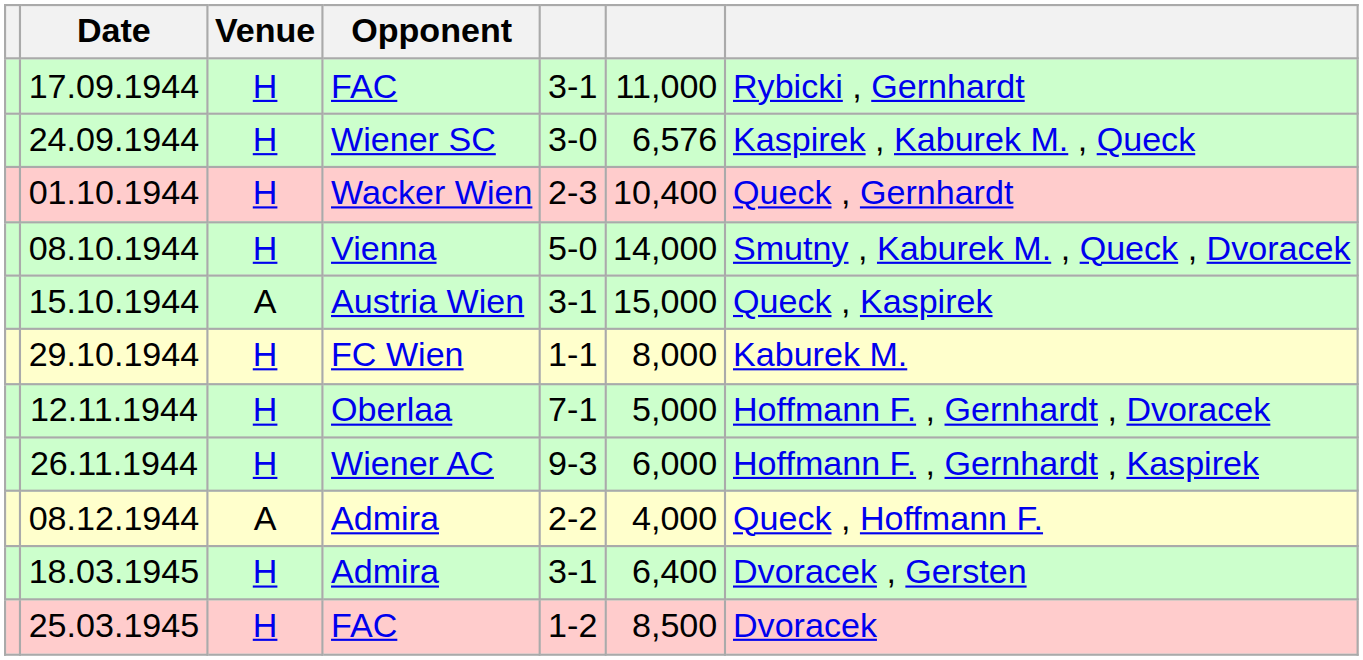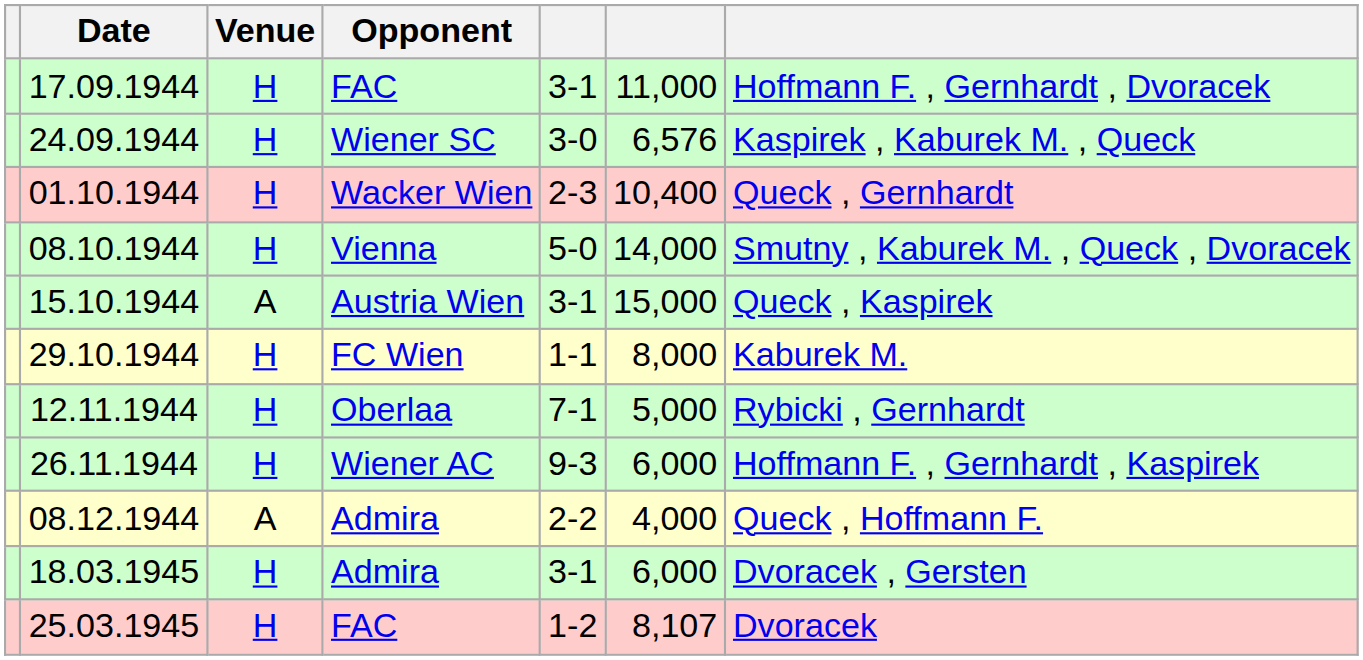(879, 85) Rybicki , Gernhardt -> (1002, 85) Hoffmann F. , Gernhardt , Dvoracek
(1002, 409) Hoffmann F. , Gernhardt , Dvoracek -> (879, 409) Rybicki , Gernhardt
(675, 572) 6,400 -> (675, 572) 6,000
(675, 626) 8,500 -> (675, 626) 8,107
